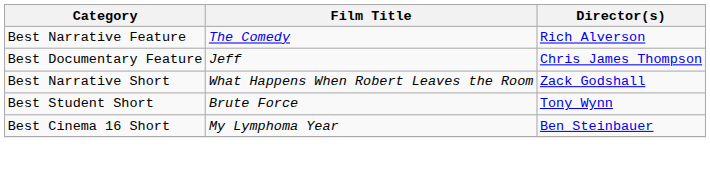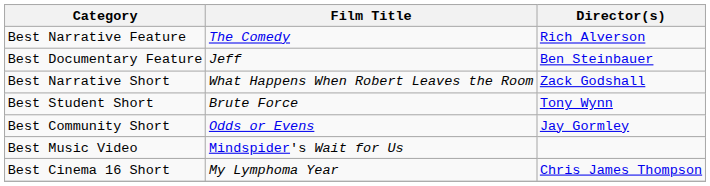(621, 60) Chris James Thompson -> (597, 60) Ben Steinbauer
+ row: (89, 126)
+ row: (73, 148)
(597, 126) Ben Steinbauer -> (621, 170) Chris James Thompson
